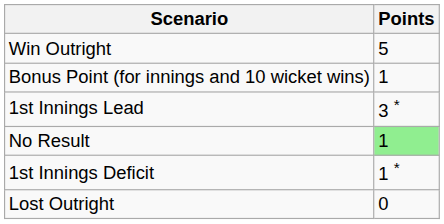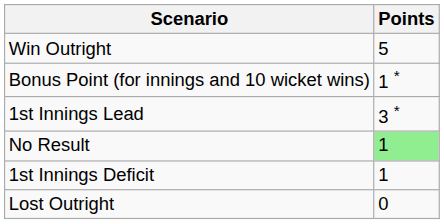(383, 77) 1 -> (389, 79) 1 *
(389, 172) 1 * -> (383, 174) 1
